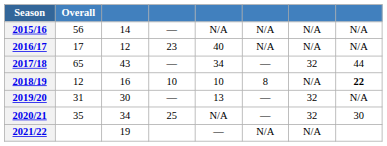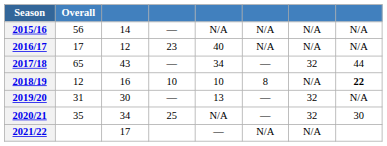(125, 132) 19 -> (125, 132) 17
